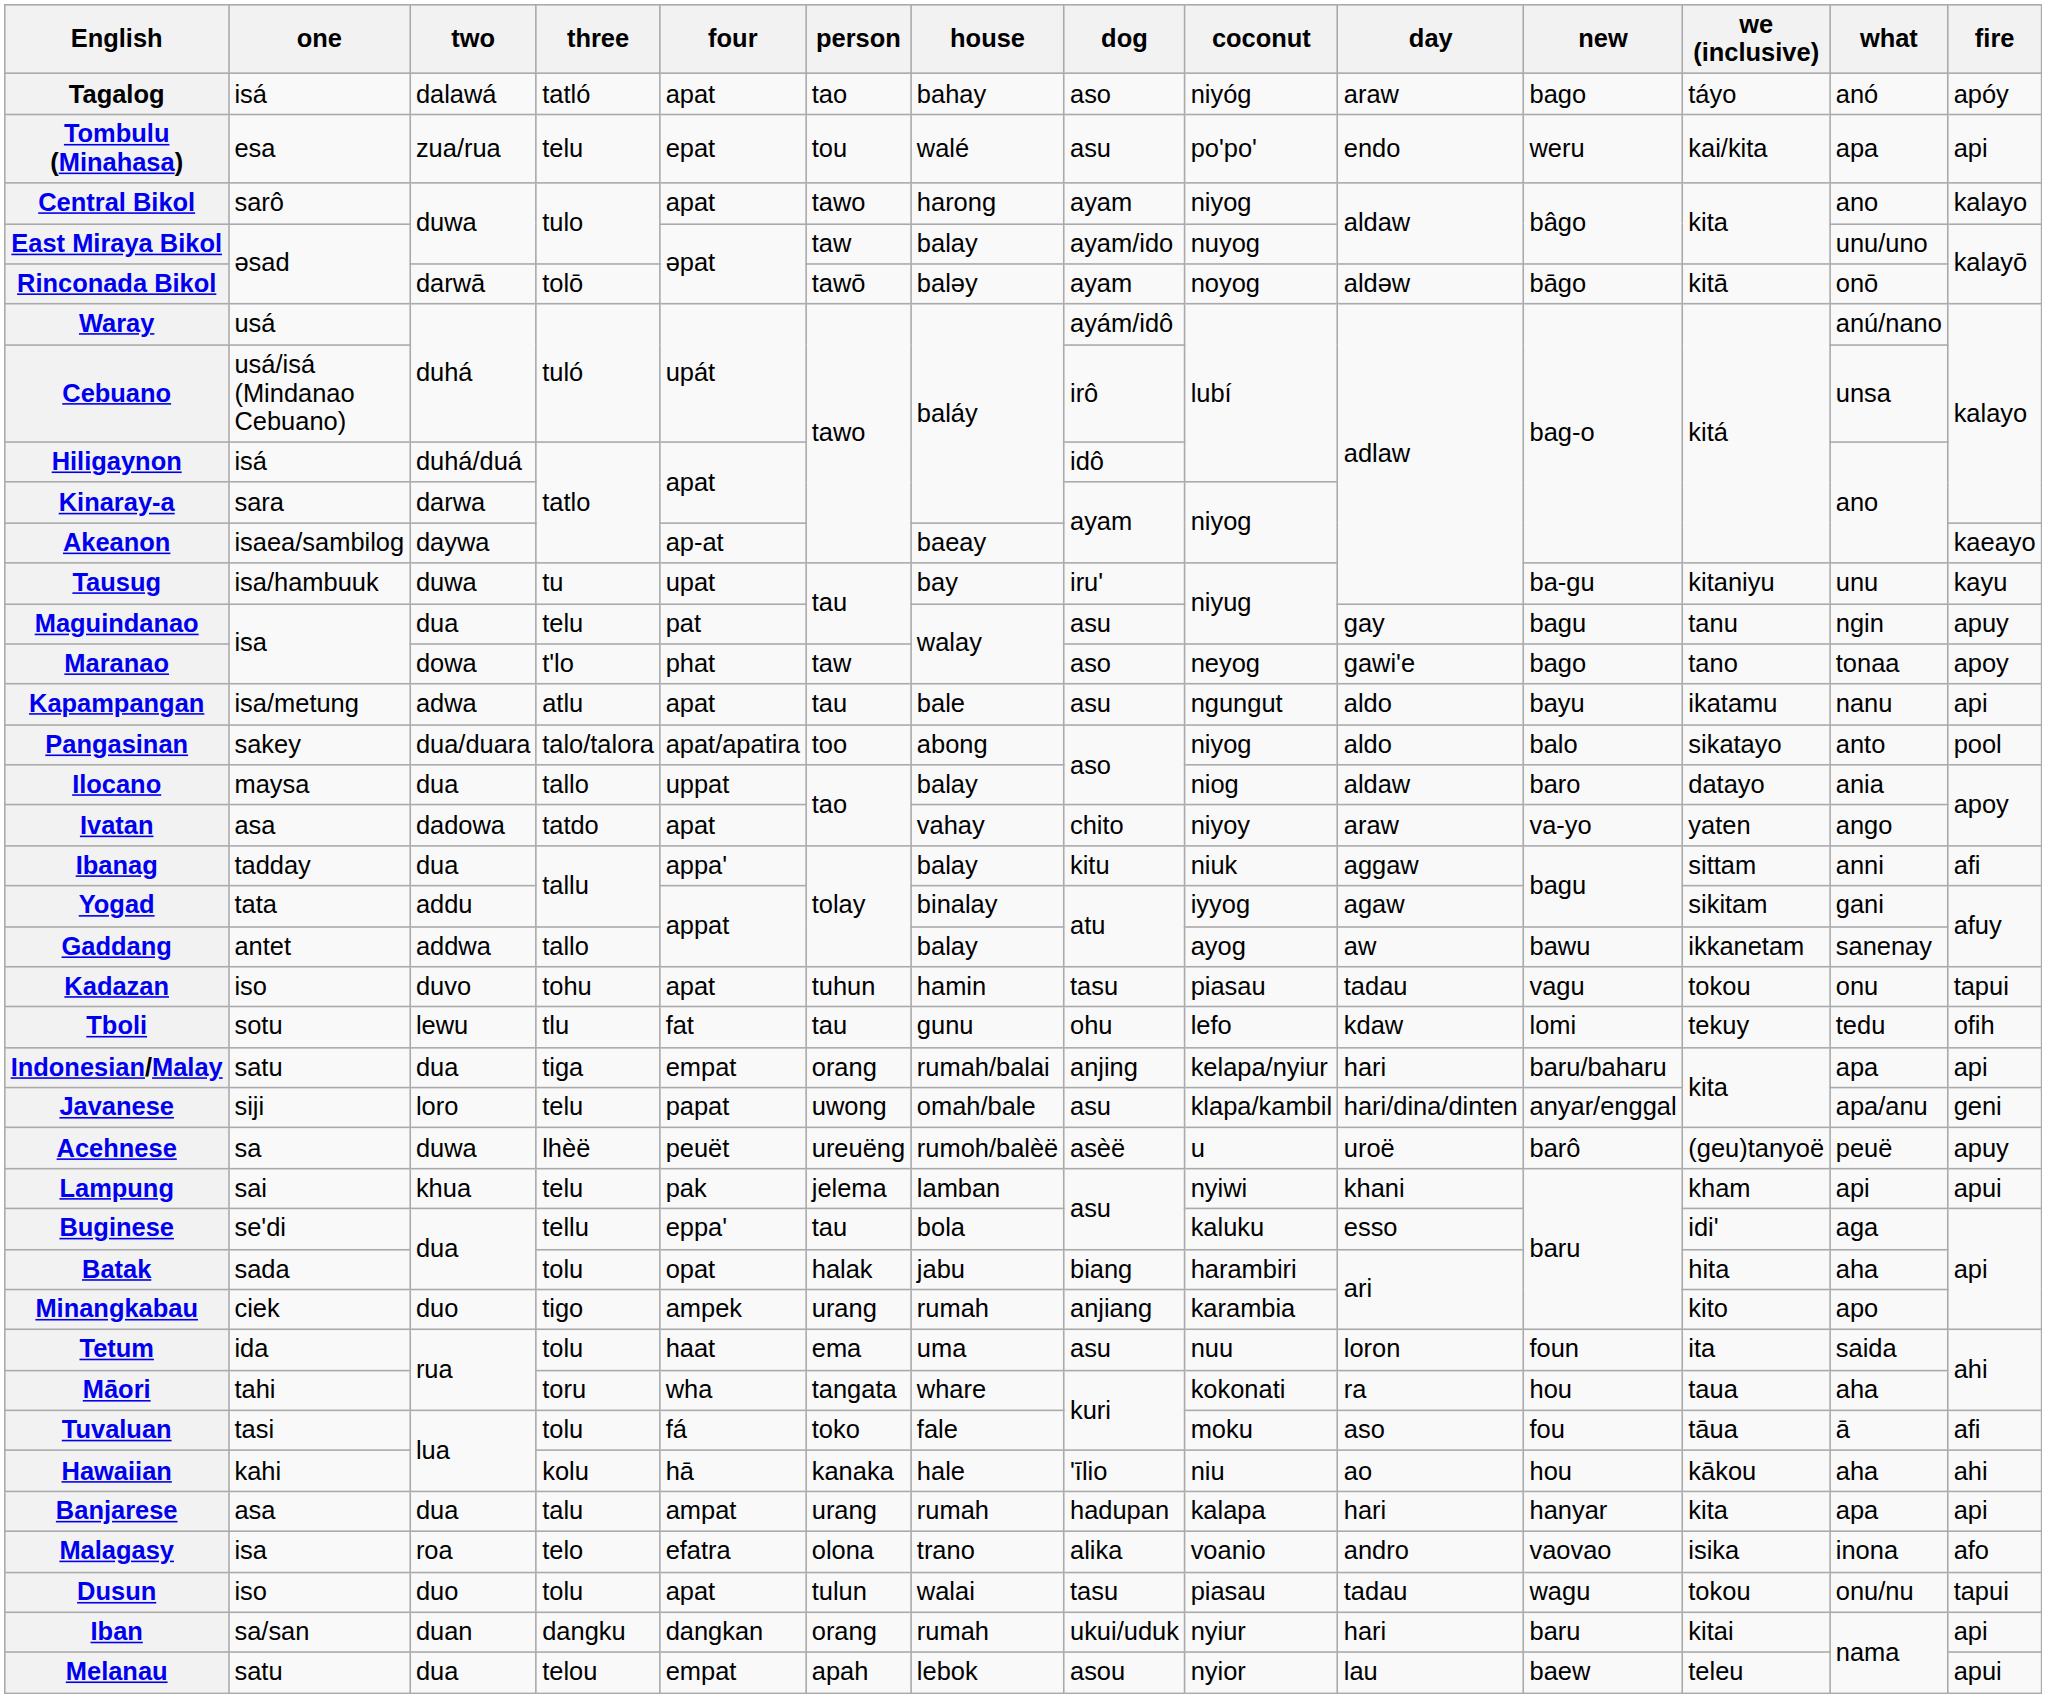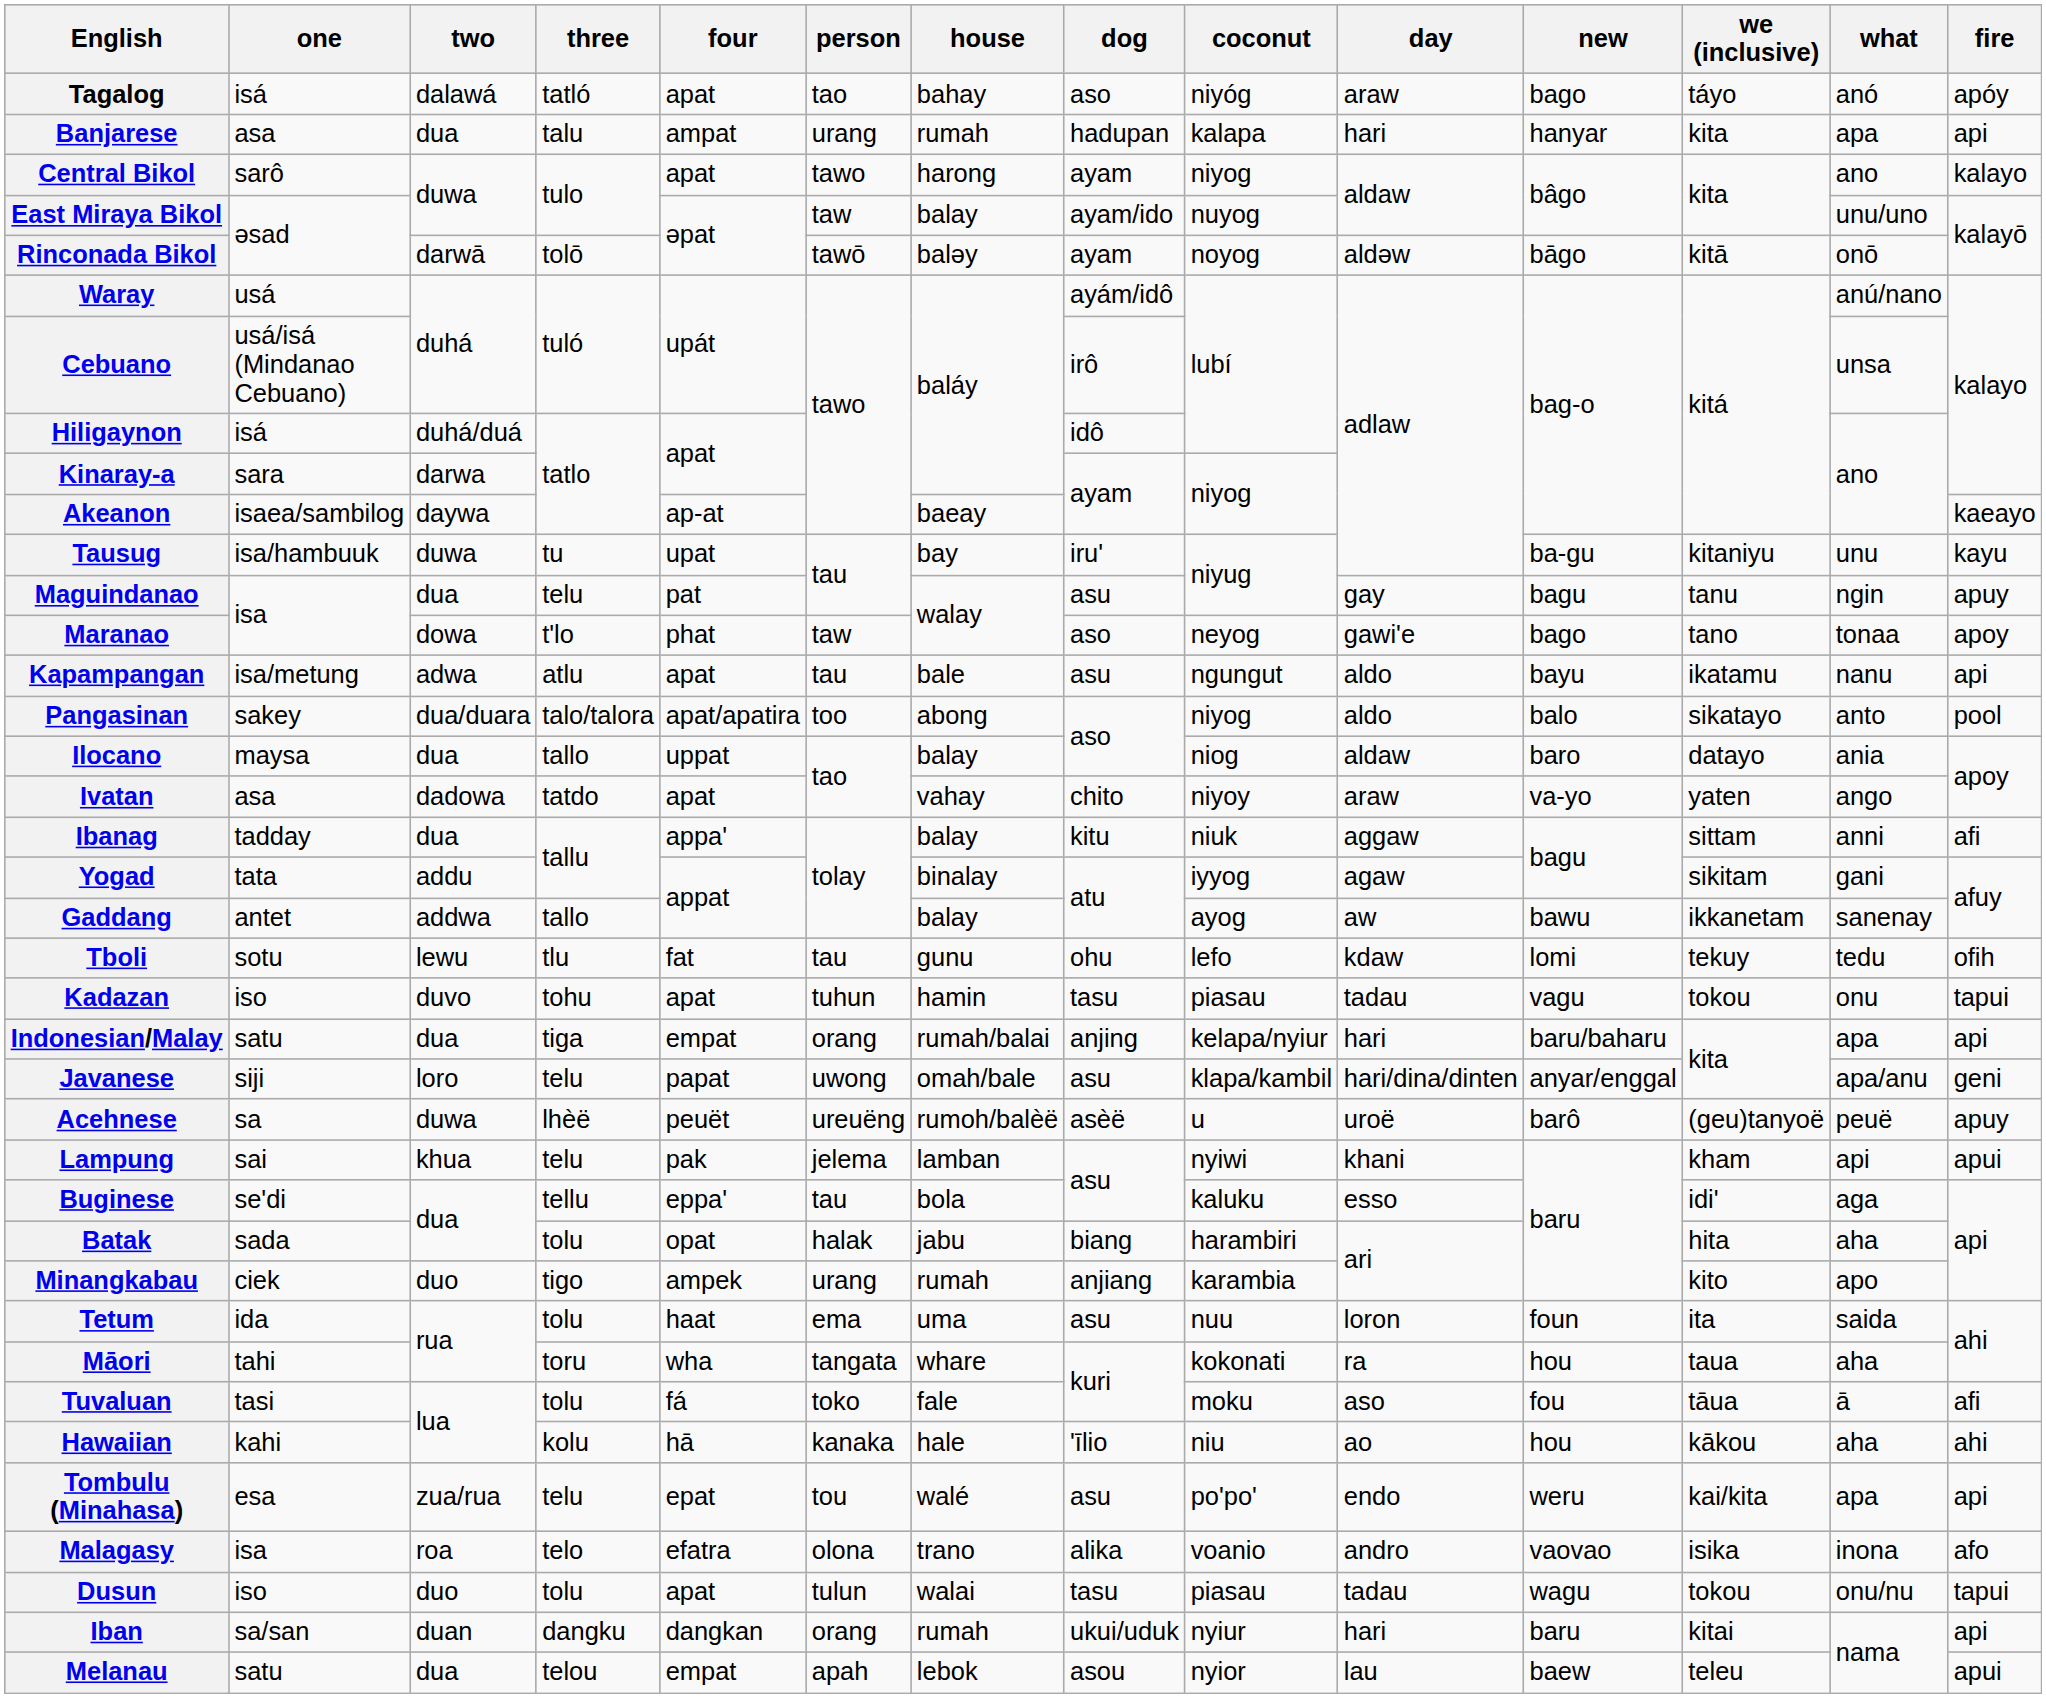rows swapped: (117, 148) <-> (117, 1510)
rows swapped: (117, 1026) <-> (117, 986)
